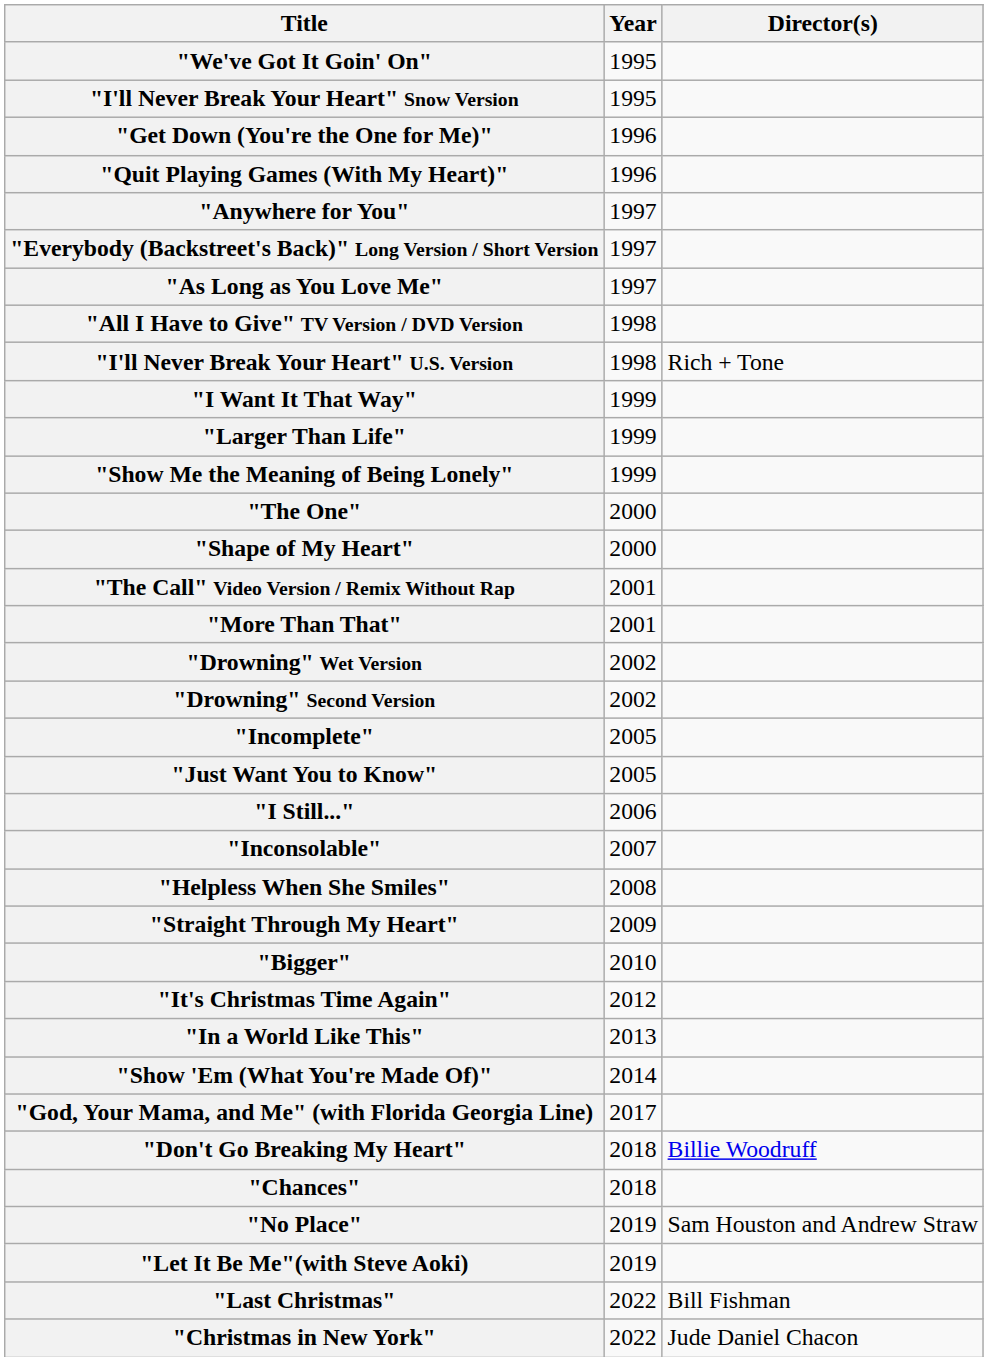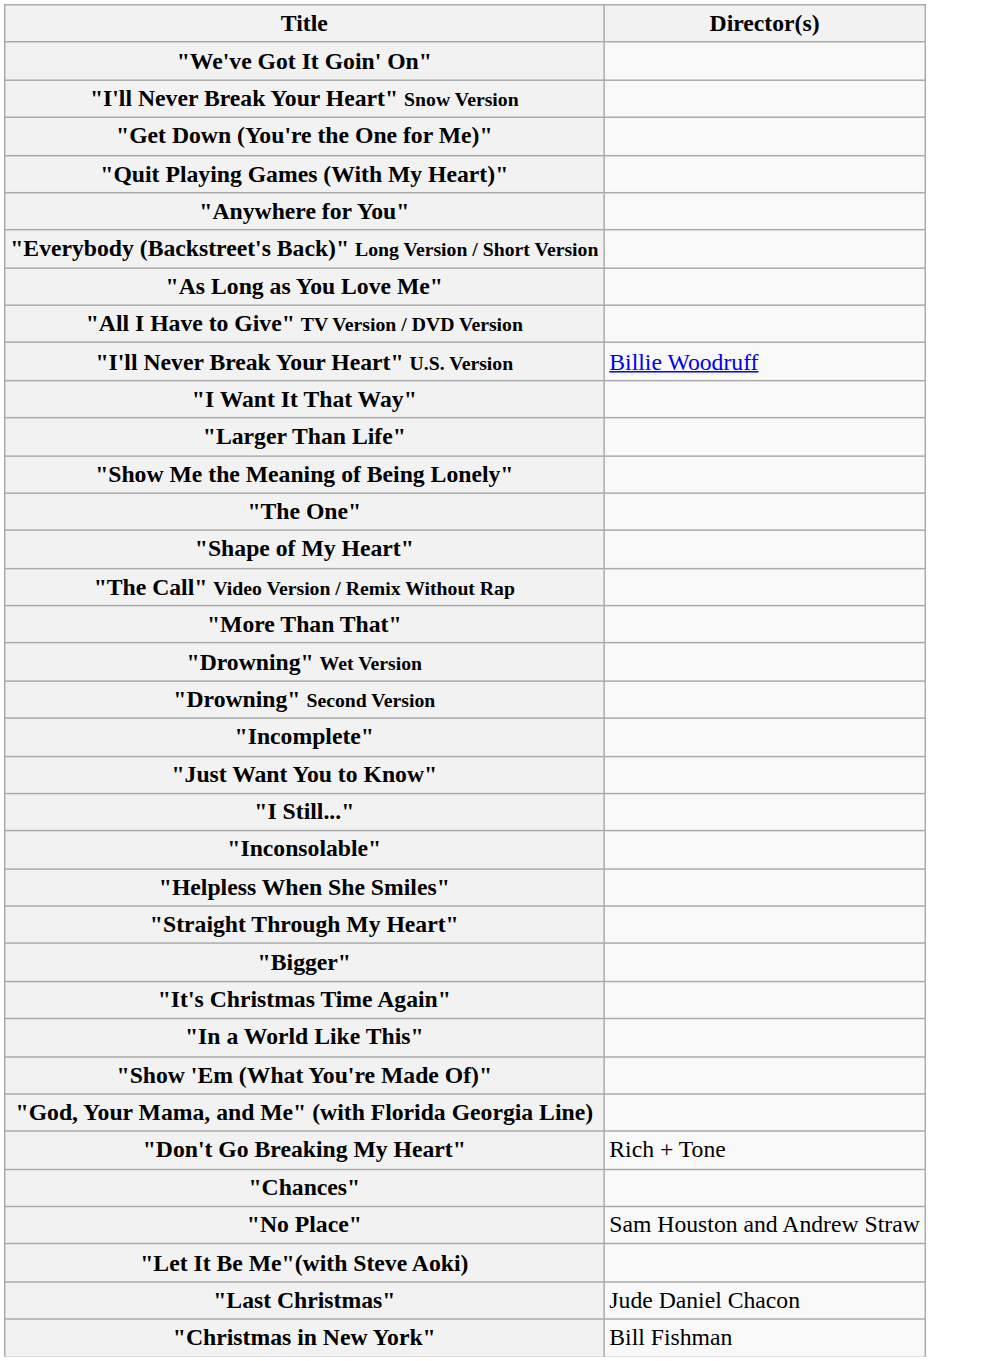- column: (633, 23)
(726, 361) Rich + Tone -> (684, 361) Billie Woodruff
(742, 1149) Billie Woodruff -> (668, 1149) Rich + Tone
(729, 1300) Bill Fishman -> (705, 1300) Jude Daniel Chacon
(763, 1337) Jude Daniel Chacon -> (671, 1337) Bill Fishman
